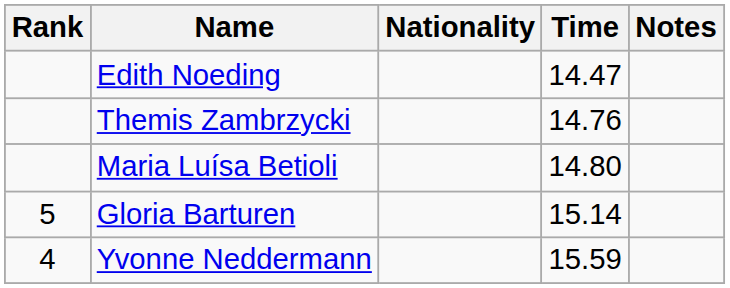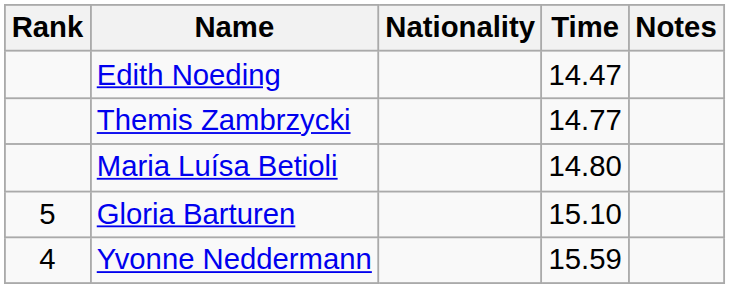(585, 120) 14.76 -> (585, 120) 14.77
(585, 213) 15.14 -> (585, 213) 15.10
